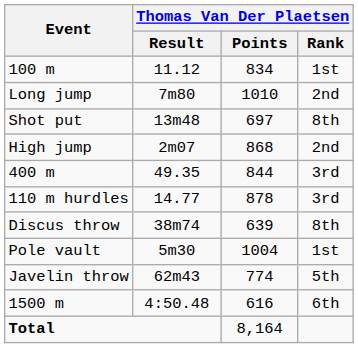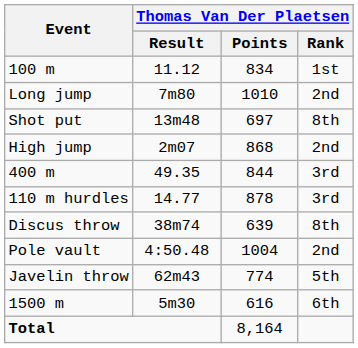(177, 251) 5m30 -> (177, 251) 4:50.48
(326, 251) 1st -> (326, 251) 2nd
(177, 303) 4:50.48 -> (177, 303) 5m30
